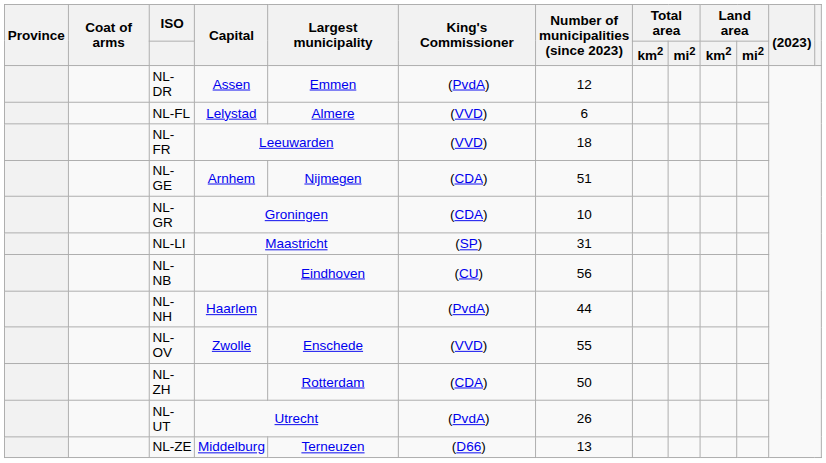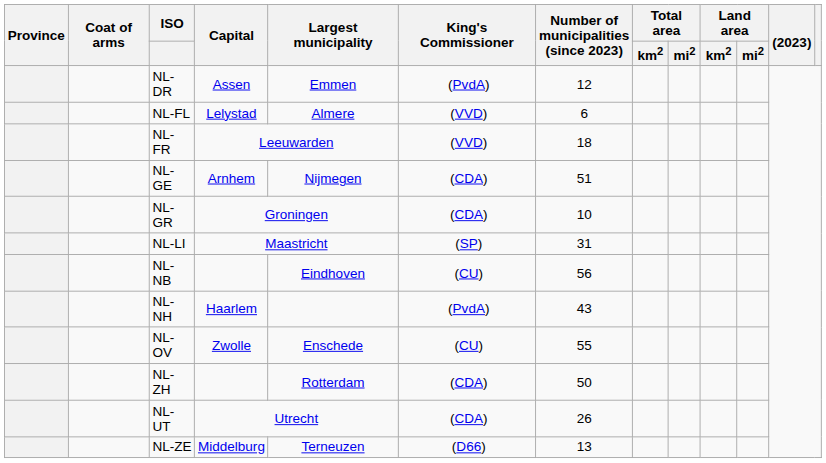(584, 309) 44 -> (584, 309) 43
(467, 346) (VVD) -> (467, 346) (CU)
(467, 419) (PvdA) -> (467, 419) (CDA)
